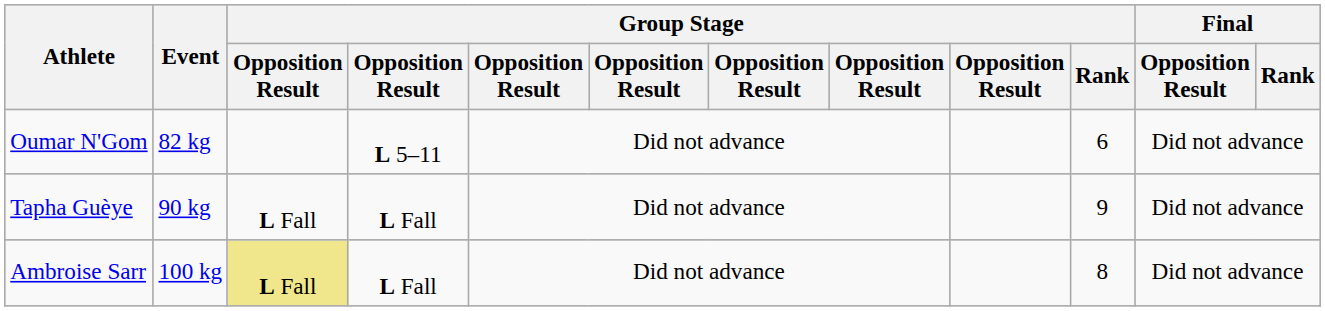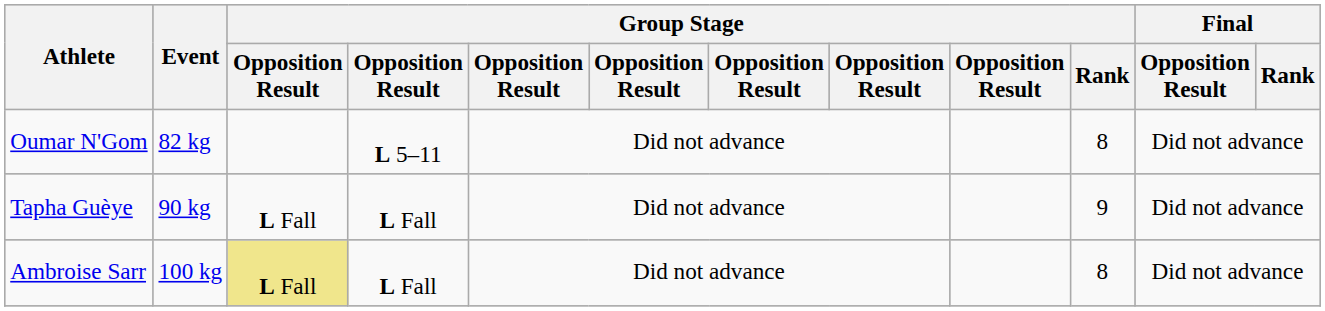(1102, 141) 6 -> (1102, 141) 8
